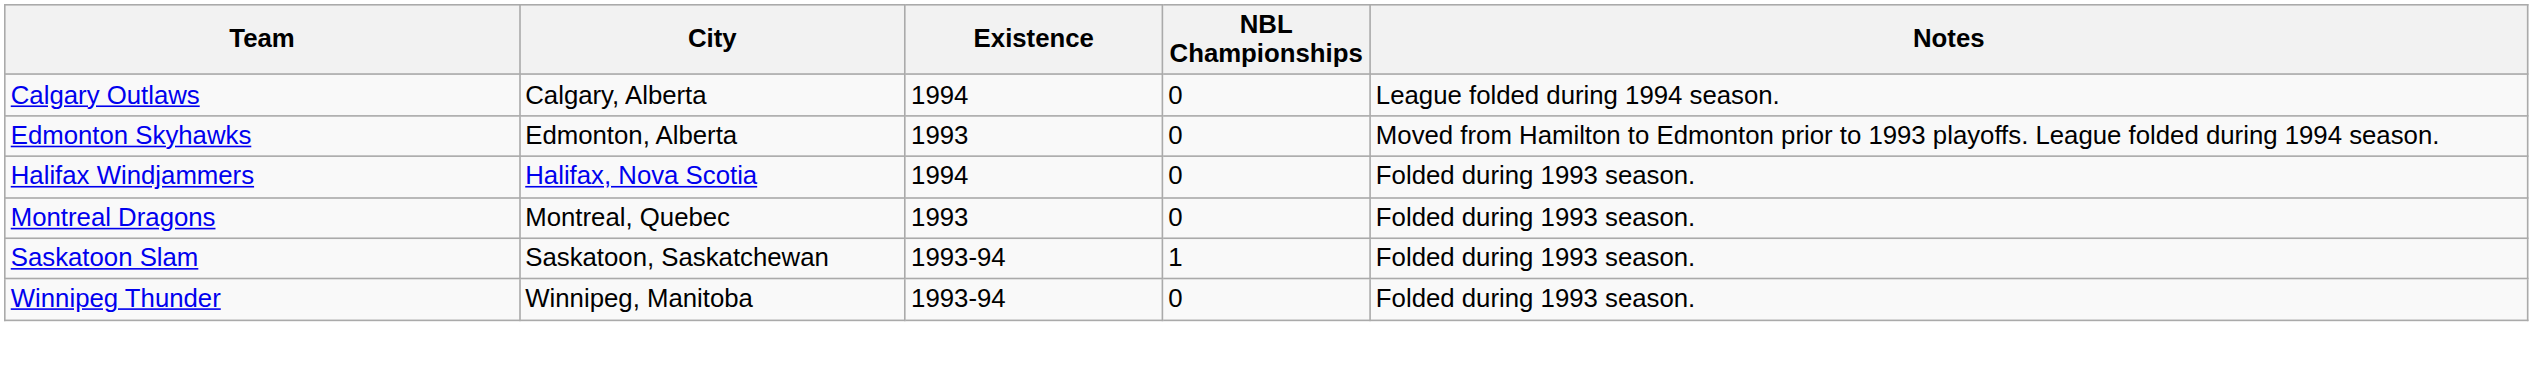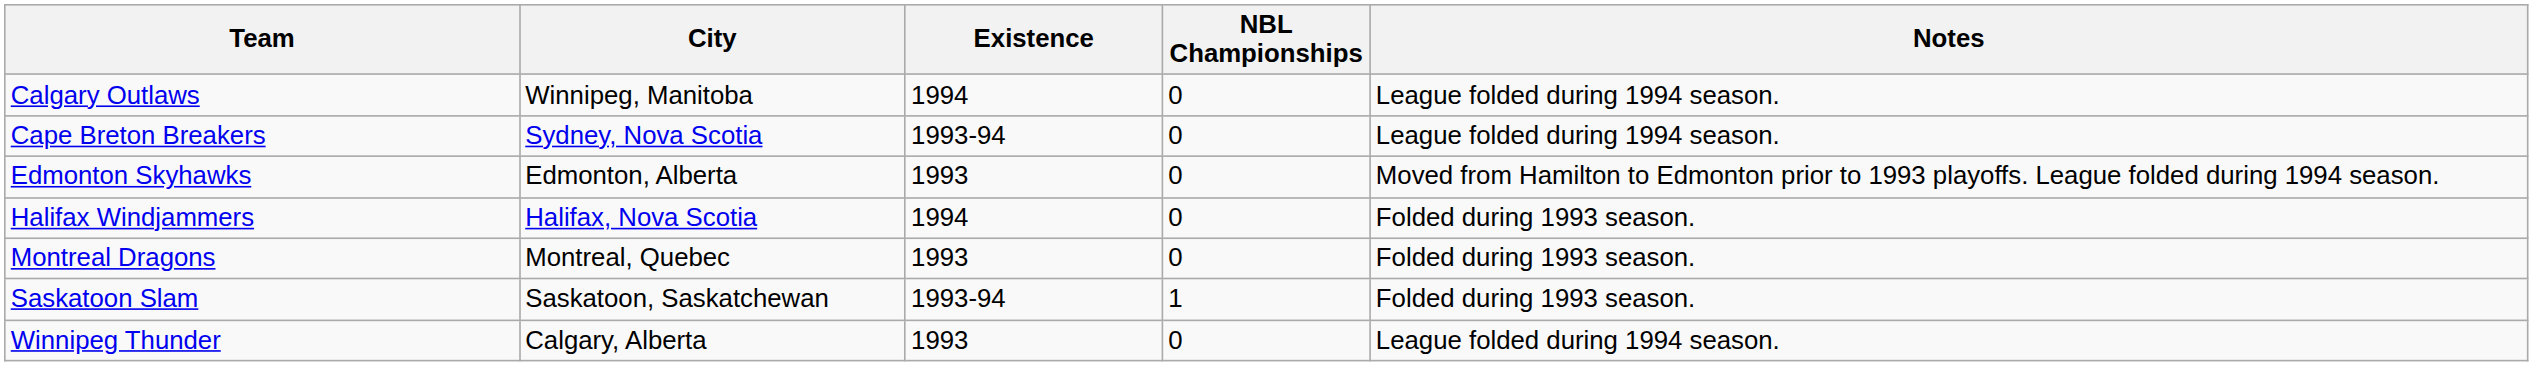(616, 94) Calgary, Alberta -> (639, 94) Winnipeg, Manitoba
+ row: (138, 135)
(639, 299) Winnipeg, Manitoba -> (616, 339) Calgary, Alberta
(958, 299) 1993-94 -> (940, 339) 1993
(1536, 299) Folded during 1993 season. -> (1578, 339) League folded during 1994 season.
